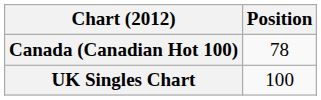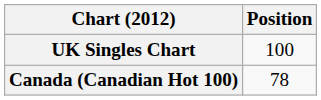rows swapped: (124, 49) <-> (124, 79)
